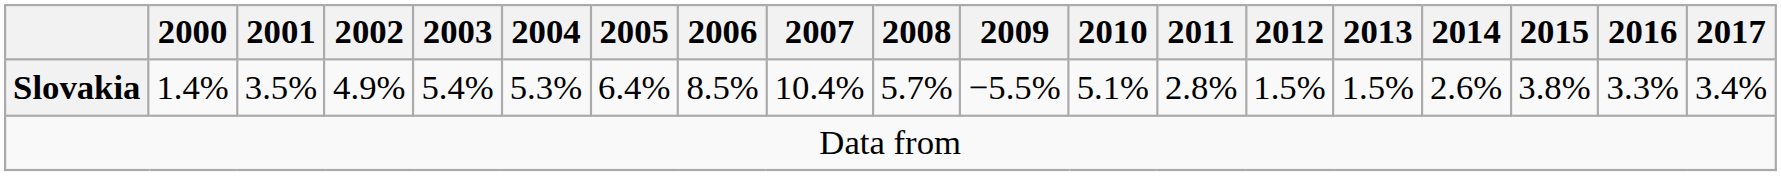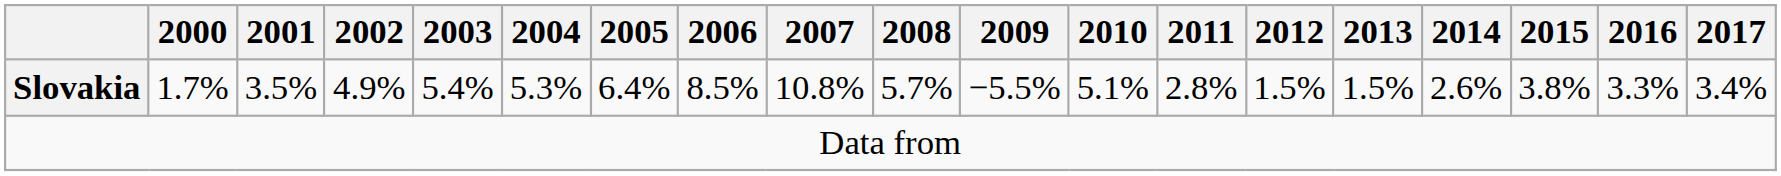(193, 87) 1.4% -> (193, 87) 1.7%
(820, 87) 10.4% -> (820, 87) 10.8%
